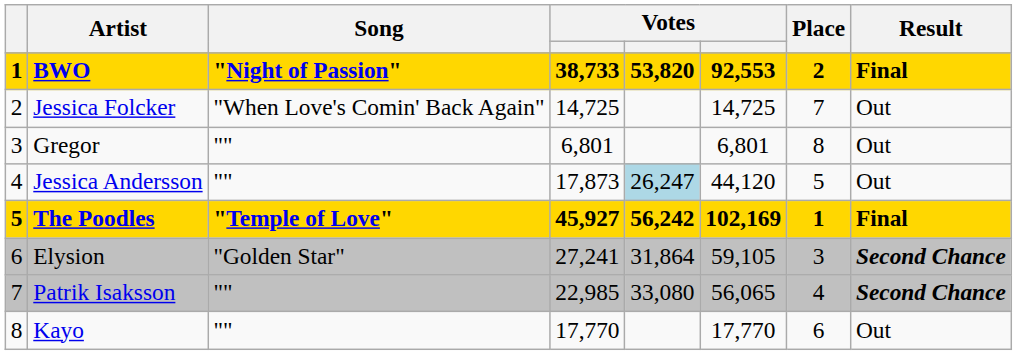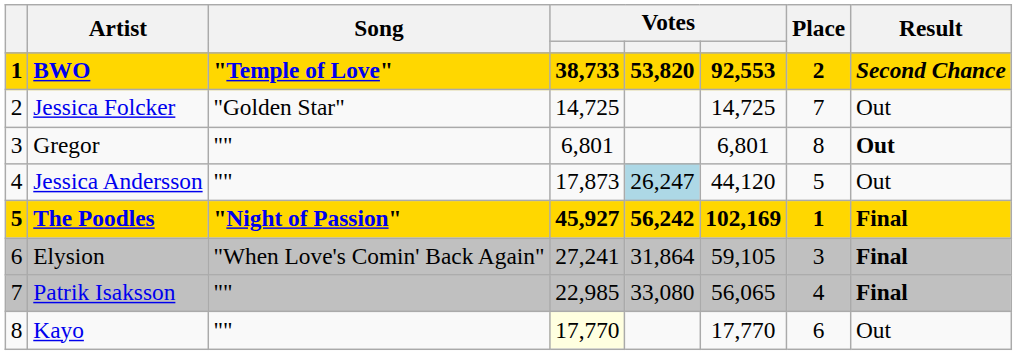(307, 70) "Night of Passion" -> (303, 70) "Temple of Love"
(882, 70) Final -> (931, 70) Second Chance
(379, 107) "When Love's Comin' Back Again" -> (279, 107) "Golden Star"
(873, 144) normal -> (875, 144) bold
(303, 219) "Temple of Love" -> (307, 219) "Night of Passion"
(279, 256) "Golden Star" -> (379, 256) "When Love's Comin' Back Again"
(931, 256) Second Chance -> (882, 256) Final
(931, 293) Second Chance -> (882, 293) Final
(587, 330) no background -> (587, 330) lightyellow background
